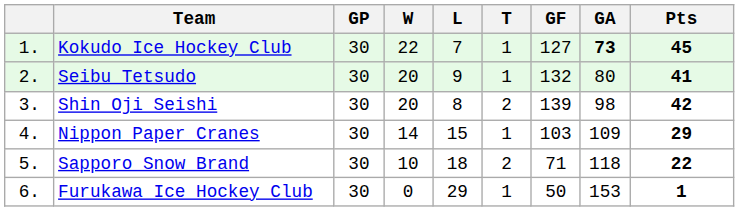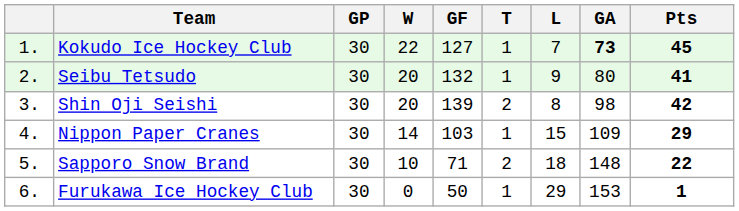columns swapped: (457, 19) <-> (556, 19)
(605, 163) 118 -> (605, 163) 148
